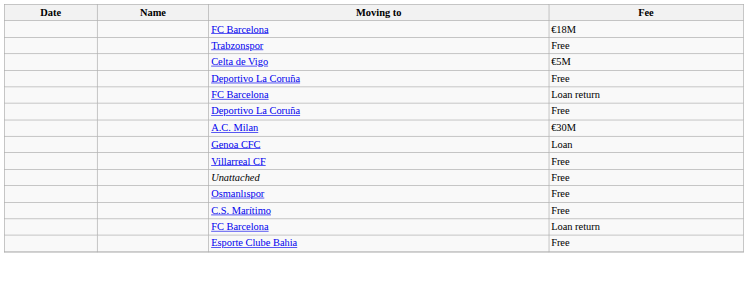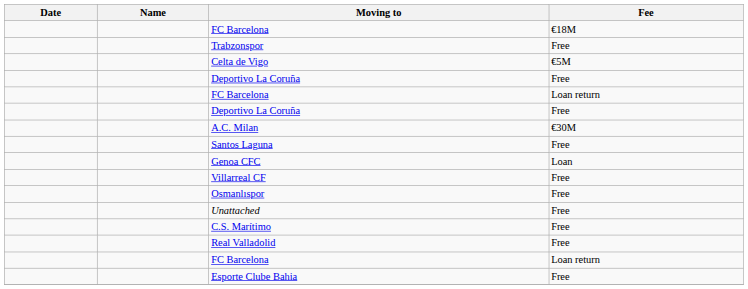+ row: (242, 144)
rows swapped: (235, 177) <-> (238, 194)
+ row: (243, 243)
